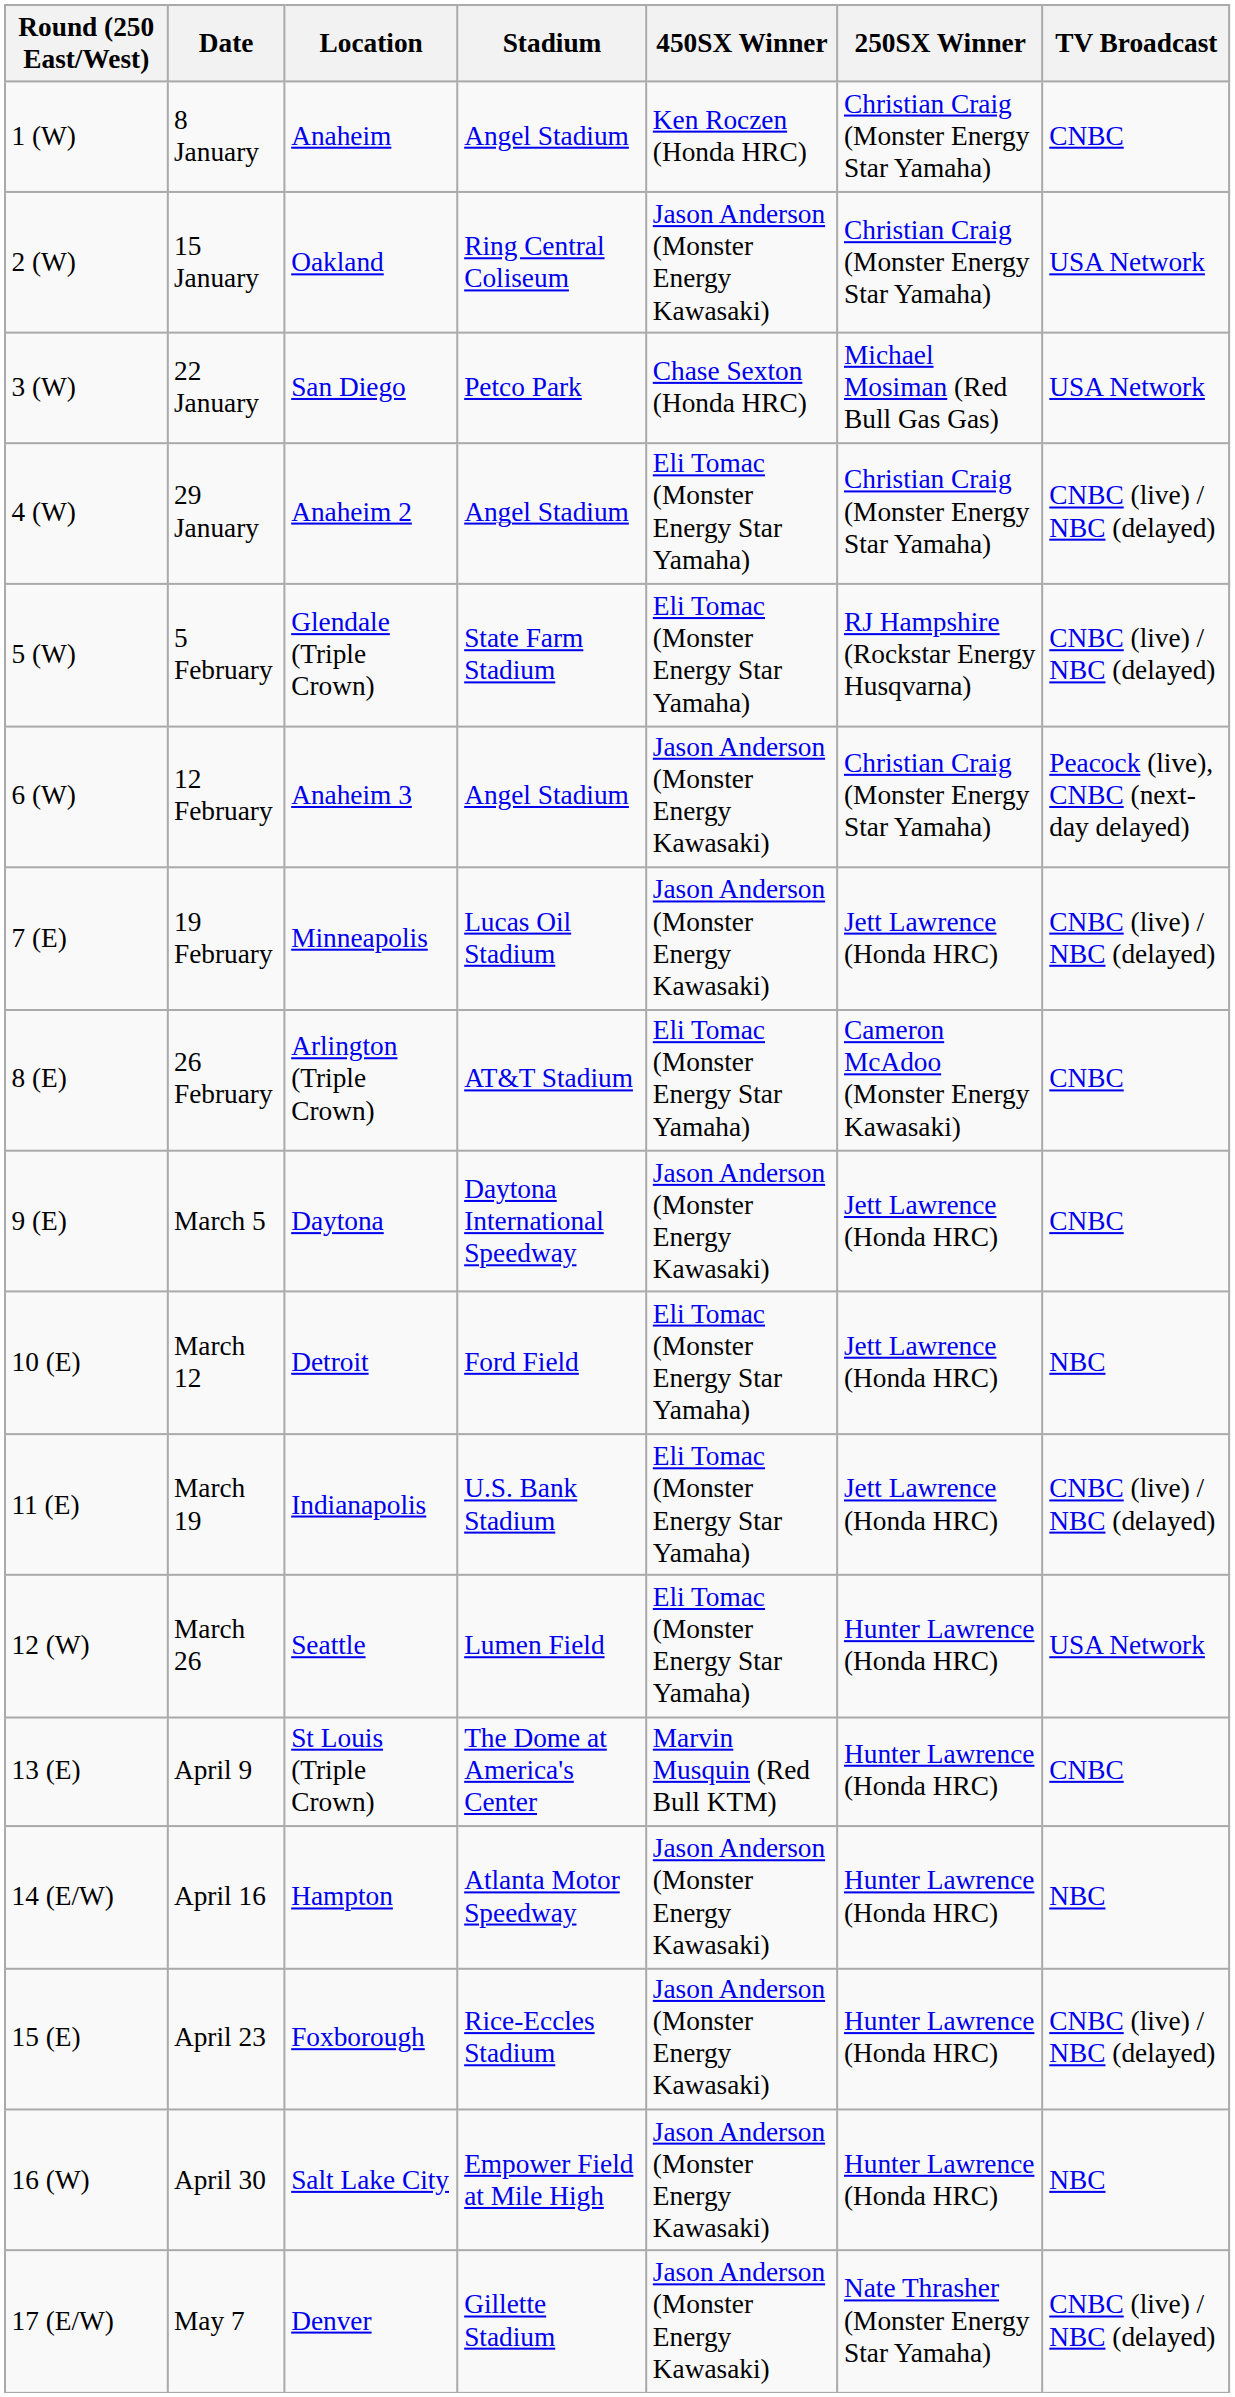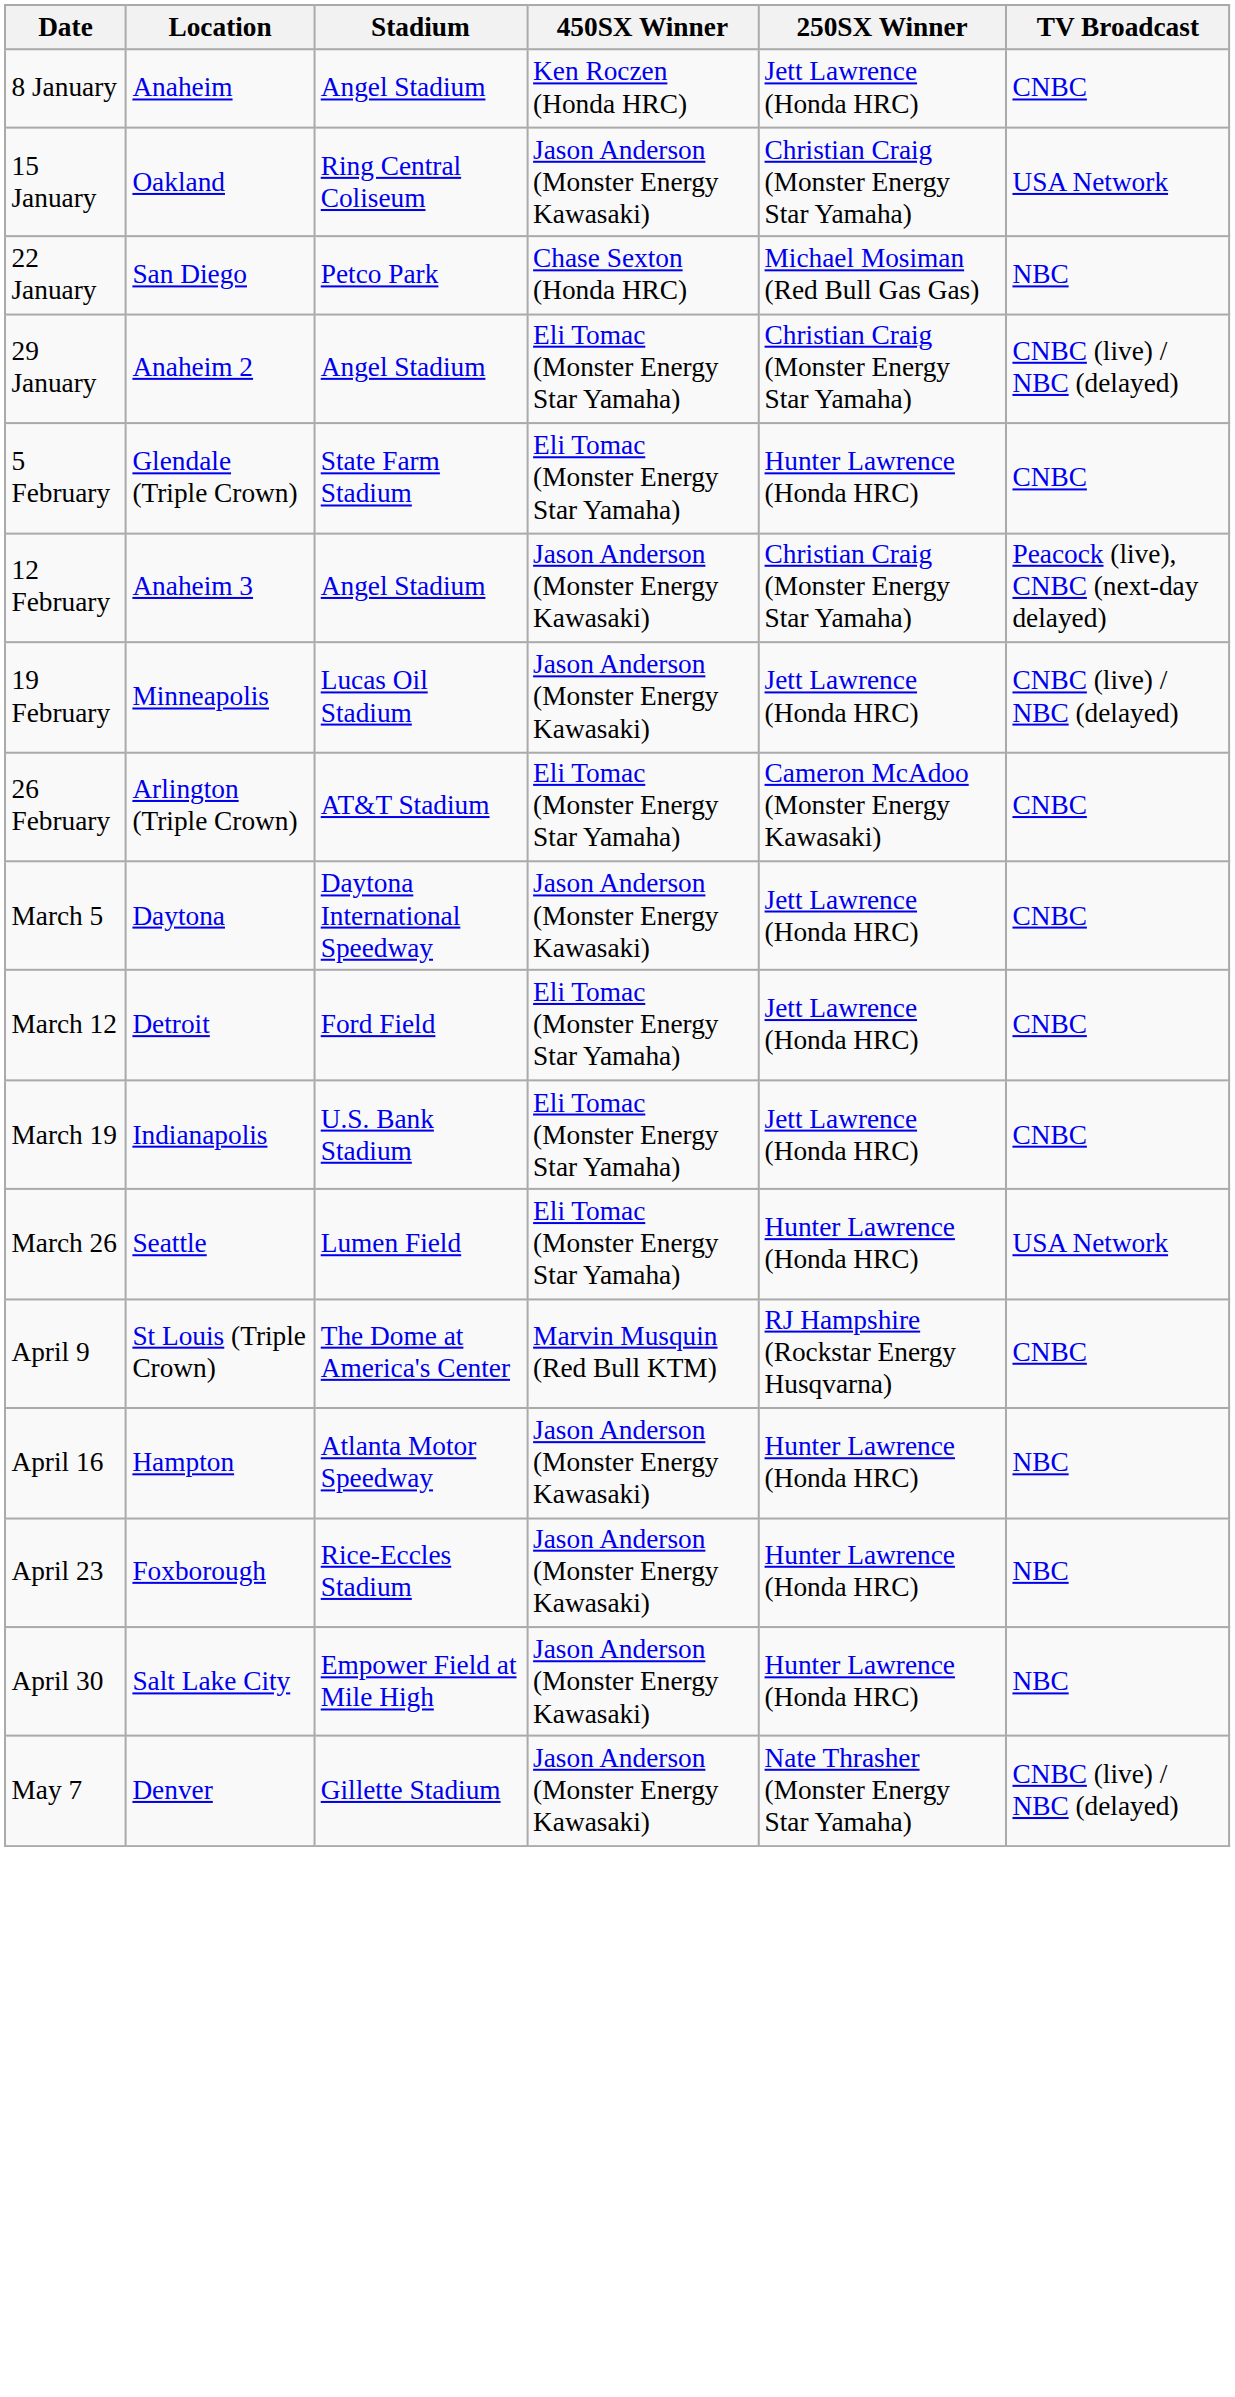- column: (86, 42)
(937, 136) Christian Craig (Monster Energy Star Yamaha) -> (842, 87) Jett Lawrence (Honda HRC)
(1127, 387) USA Network -> (1041, 274) NBC
(940, 654) RJ Hampshire (Rockstar Energy Husqvarna) -> (860, 477) Hunter Lawrence (Honda HRC)
(1132, 654) CNBC (live) / NBC (delayed) -> (1050, 477) CNBC
(1077, 1362) NBC -> (1050, 1024) CNBC
(1132, 1503) CNBC (live) / NBC (delayed) -> (1050, 1133) CNBC
(939, 1770) Hunter Lawrence (Honda HRC) -> (860, 1352) RJ Hampshire (Rockstar Energy Husqvarna)
(1132, 2037) CNBC (live) / NBC (delayed) -> (1041, 1571) NBC
